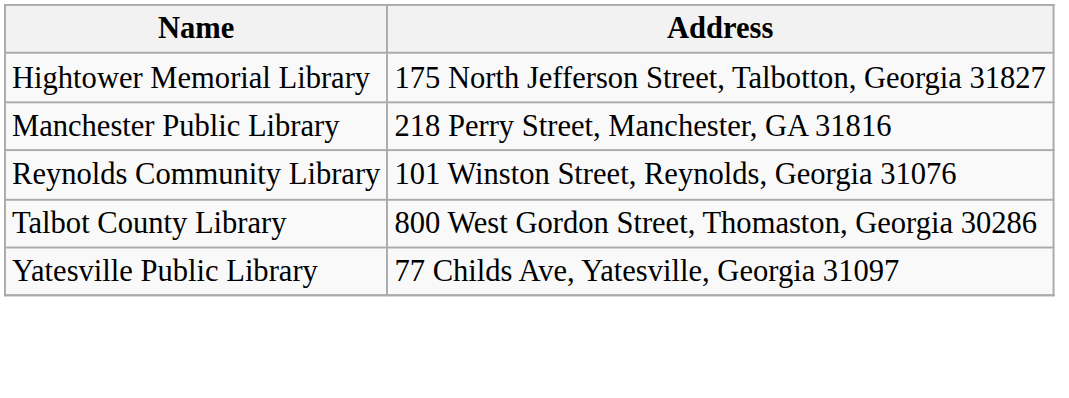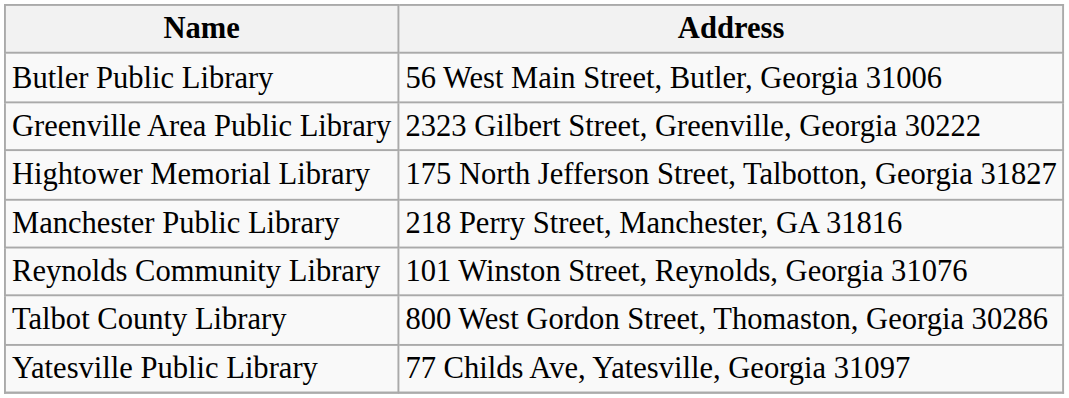+ row: (143, 77)
+ row: (202, 125)
